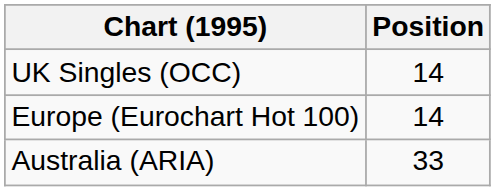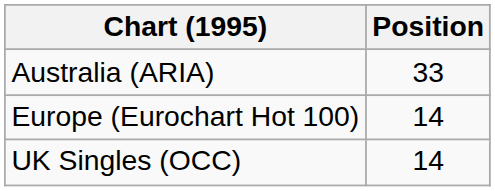rows swapped: (113, 161) <-> (126, 71)
